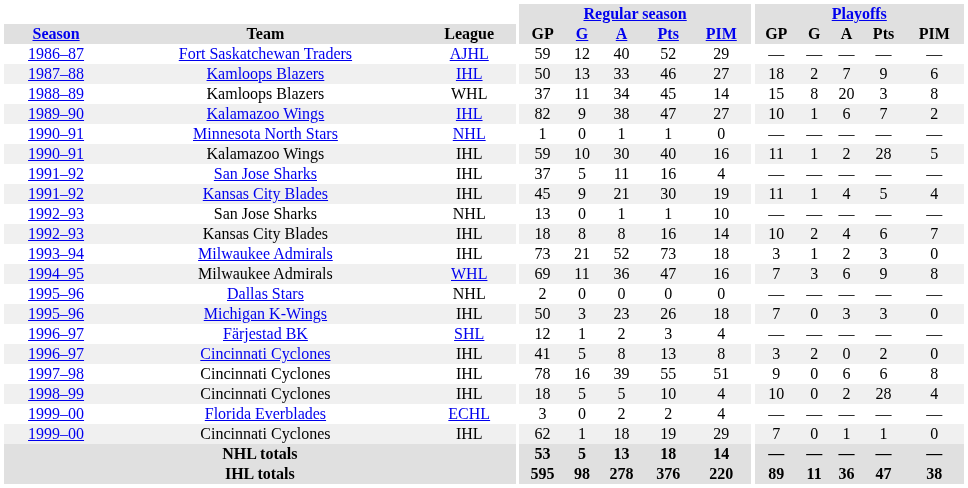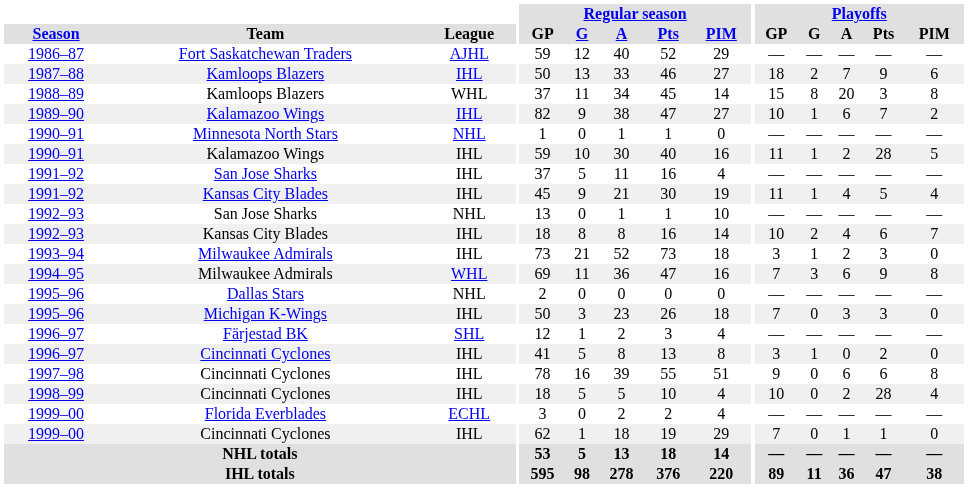(814, 354) 2 -> (814, 354) 1
